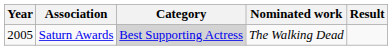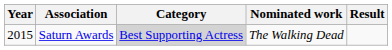(20, 34) 2005 -> (20, 34) 2015
